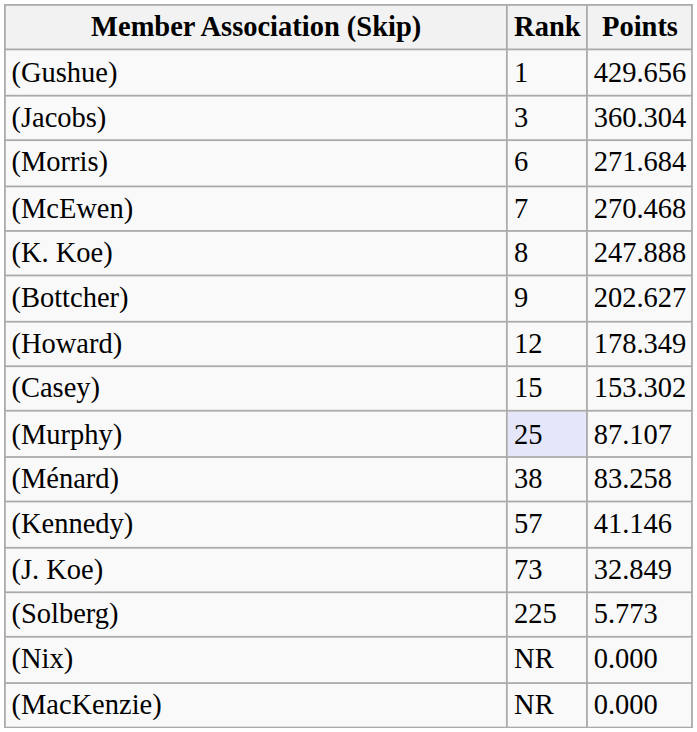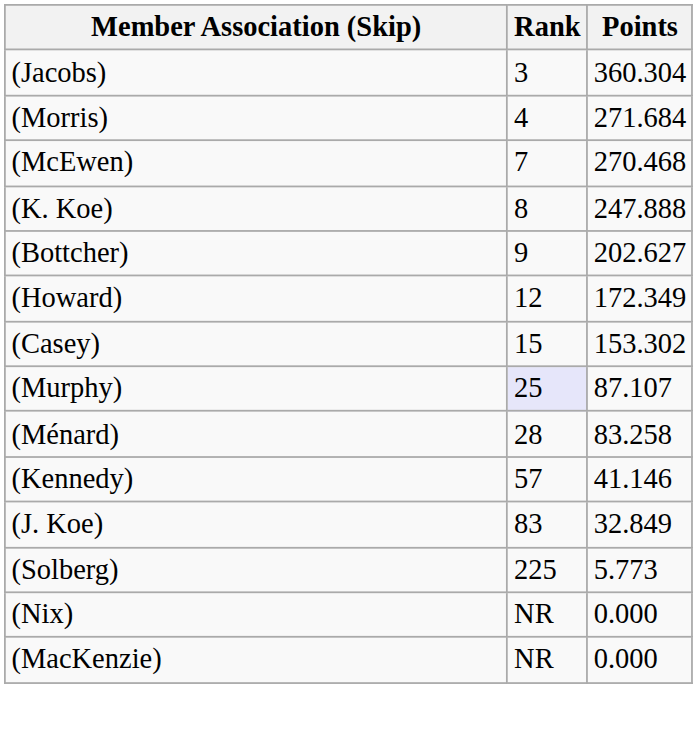- row: (64, 72)
(521, 162) 6 -> (521, 117) 4
(640, 343) 178.349 -> (640, 298) 172.349
(528, 478) 38 -> (528, 433) 28
(528, 569) 73 -> (528, 523) 83
